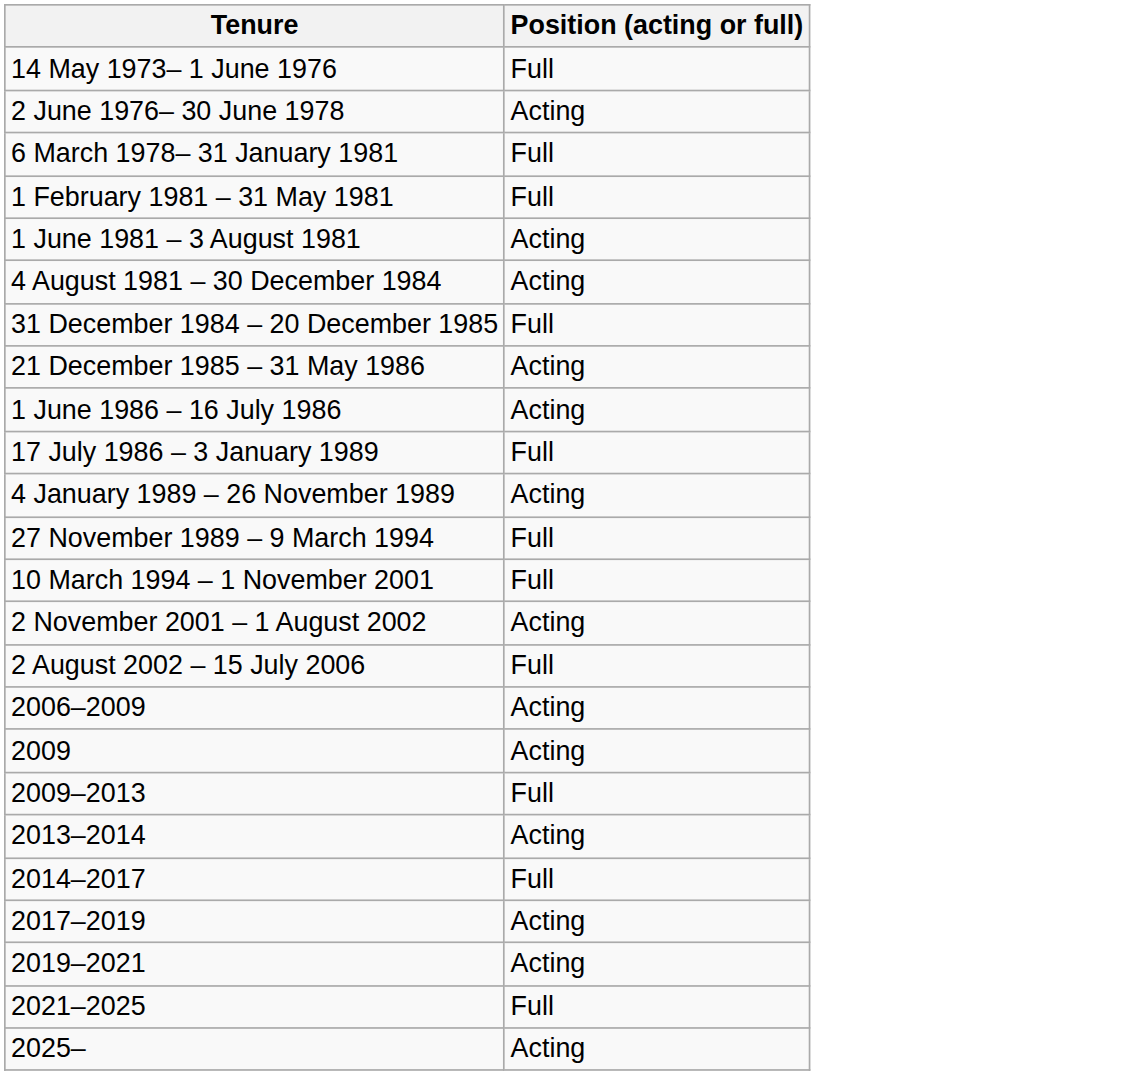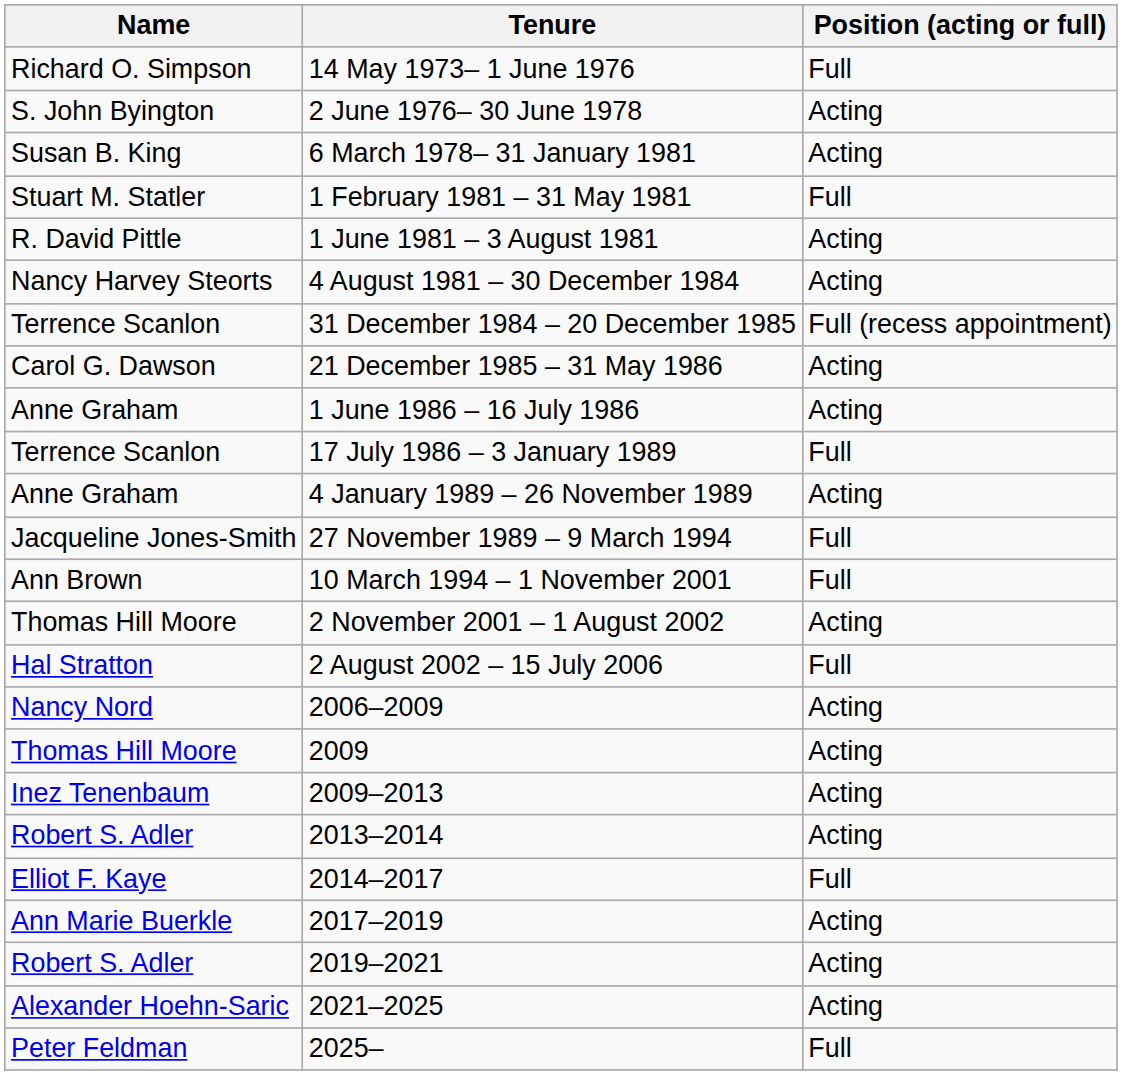+ column: (154, 25)
(532, 153) Full -> (846, 153) Acting
(532, 324) Full -> (960, 324) Full (recess appointment)
(532, 793) Full -> (846, 793) Acting
(532, 1006) Full -> (846, 1006) Acting
(548, 1048) Acting -> (830, 1048) Full
